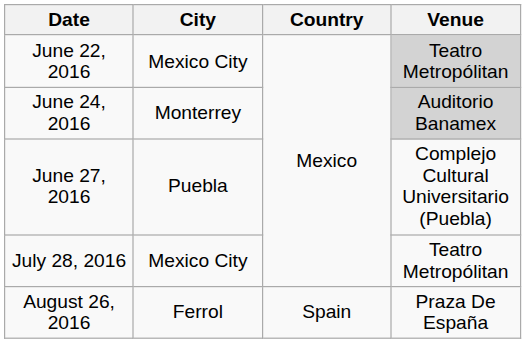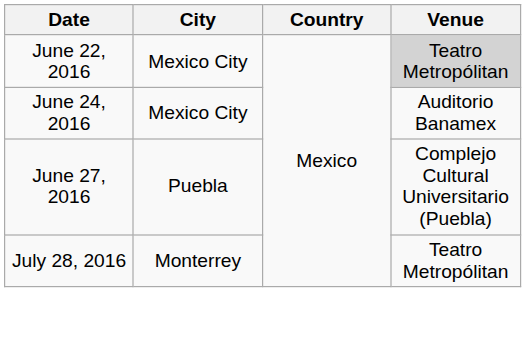(198, 113) Monterrey -> (198, 113) Mexico City
(456, 113) lightgrey background -> (456, 113) no background
(198, 260) Mexico City -> (198, 260) Monterrey
- row: (69, 312)
